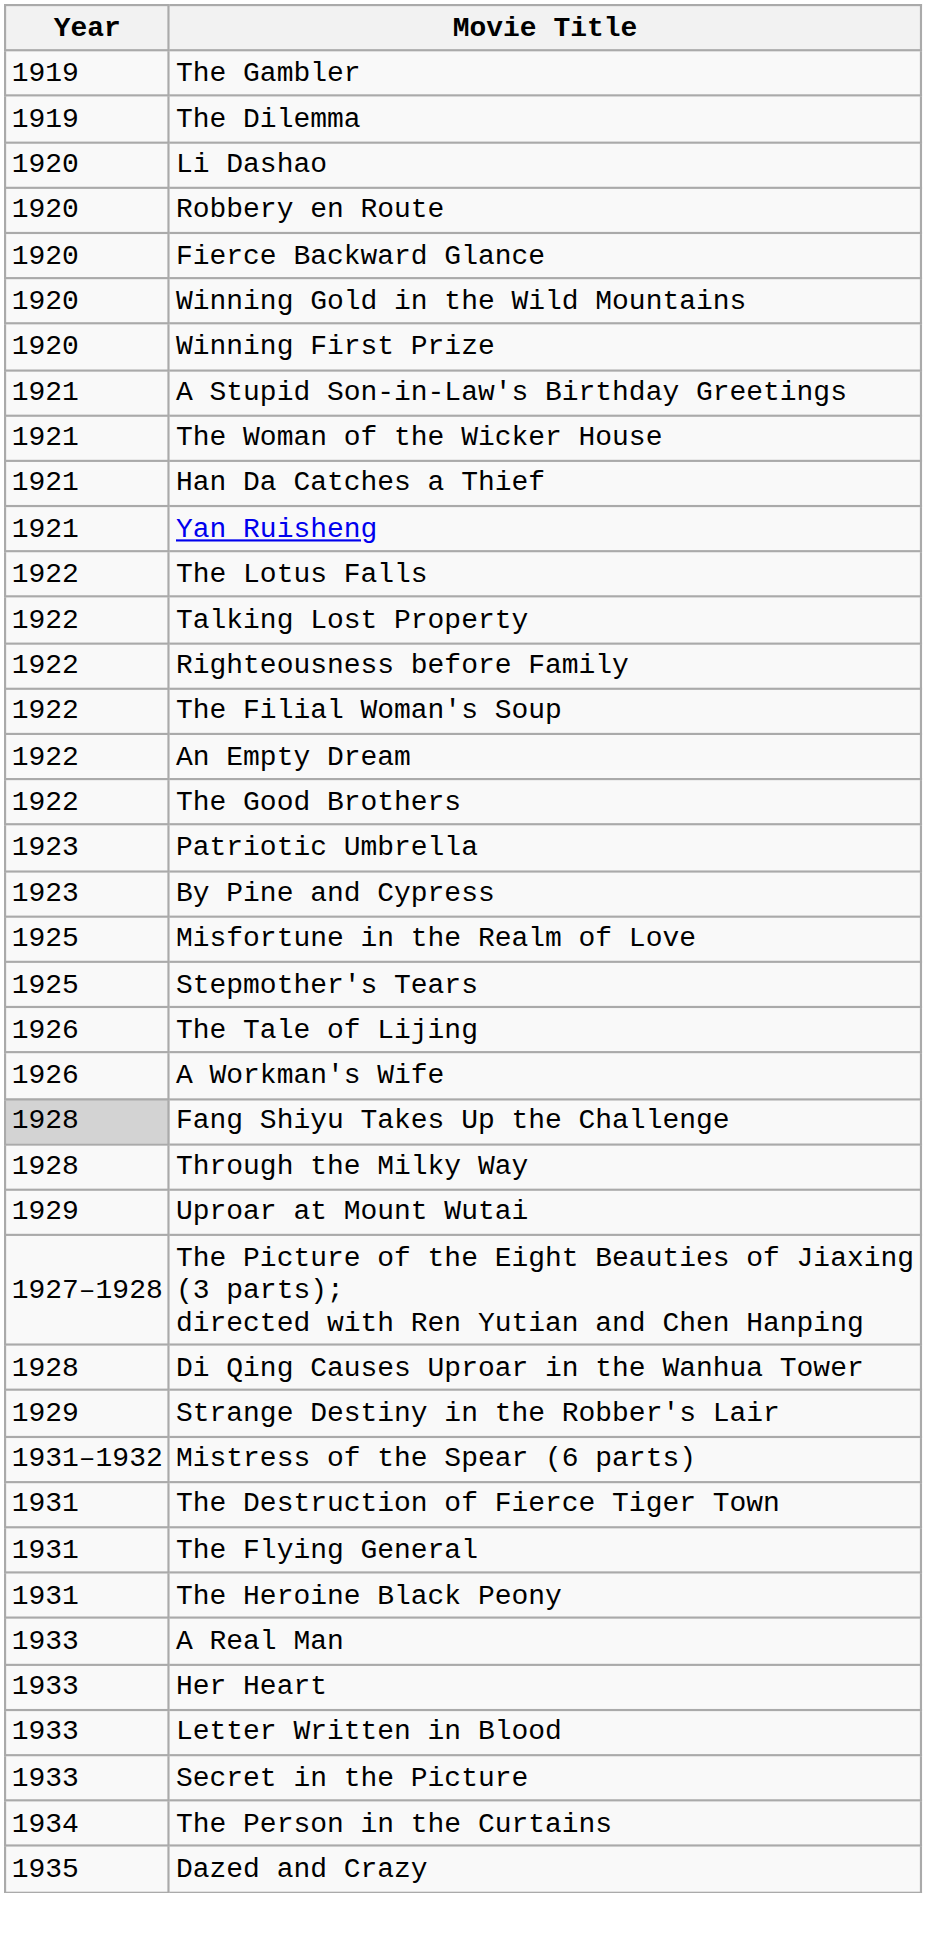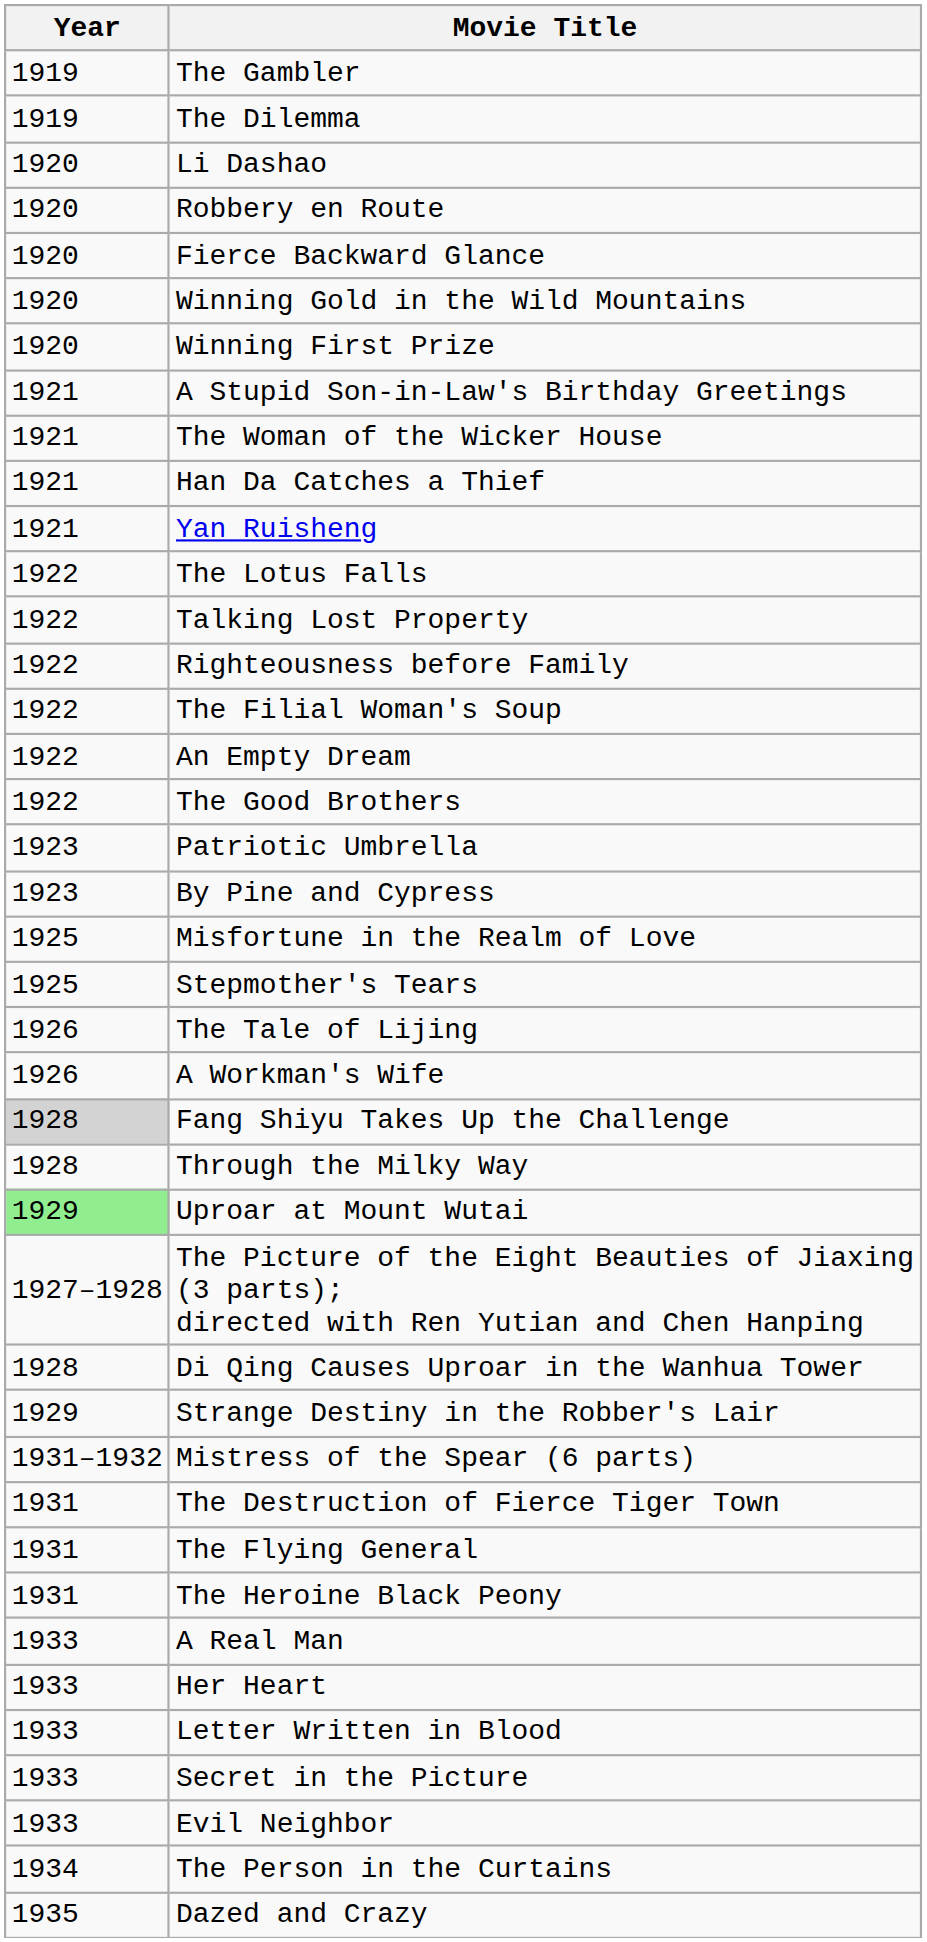(45, 1212) no background -> (45, 1212) lightgreen background
+ row: (285, 1823)
